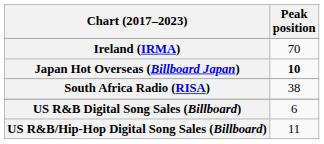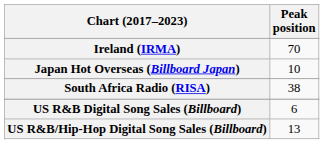(294, 68) bold -> (294, 68) normal
(294, 128) 11 -> (294, 128) 13
